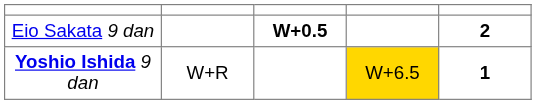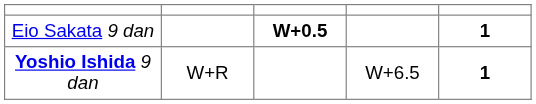(485, 30) 2 -> (485, 30) 1
(392, 72) gold background -> (392, 72) no background
